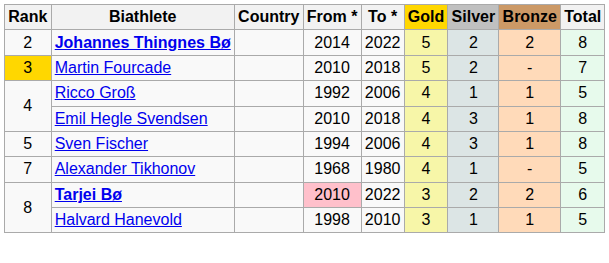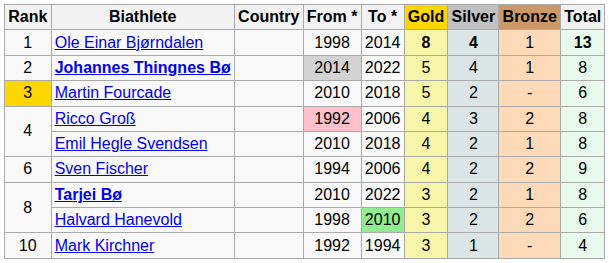+ row: (129, 42)
(332, 42) no background -> (332, 67) lightgrey background
(473, 42) 2 -> (473, 67) 4
(530, 42) 2 -> (530, 67) 1
(583, 67) 7 -> (583, 93) 6
(332, 93) no background -> (332, 118) pink background
(473, 93) 1 -> (473, 118) 3
(530, 93) 1 -> (530, 118) 2
(583, 93) 5 -> (583, 118) 8
(473, 118) 3 -> (473, 144) 2
(28, 144) 5 -> (28, 169) 6
(473, 144) 3 -> (473, 169) 2
(530, 144) 1 -> (530, 169) 2
(583, 144) 8 -> (583, 169) 9
- row: (125, 169)
(332, 194) pink background -> (332, 194) no background
(530, 194) 2 -> (530, 194) 1
(583, 194) 6 -> (583, 194) 8
(383, 220) no background -> (383, 220) lightgreen background
(473, 220) 1 -> (473, 220) 2
(530, 220) 1 -> (530, 220) 2
(583, 220) 5 -> (583, 220) 6
+ row: (104, 245)
